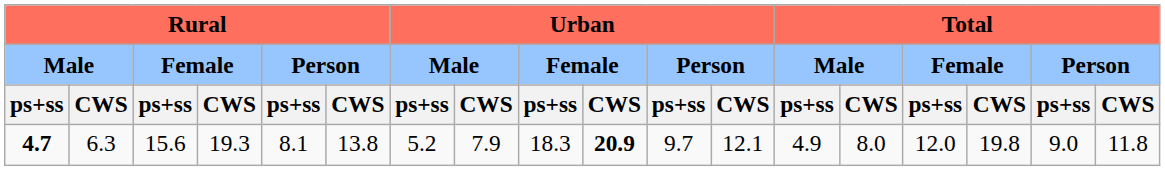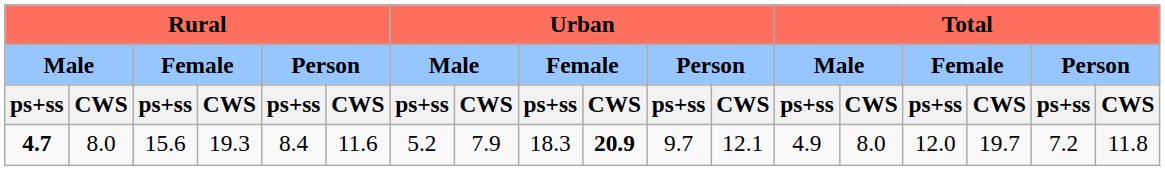(101, 144) 6.3 -> (101, 144) 8.0
(294, 144) 8.1 -> (294, 144) 8.4
(358, 144) 13.8 -> (358, 144) 11.6
(999, 144) 19.8 -> (999, 144) 19.7
(1064, 144) 9.0 -> (1064, 144) 7.2
